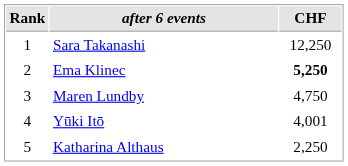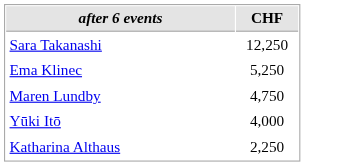- column: (27, 18)
(310, 70) bold -> (267, 70) normal
(310, 121) 4,001 -> (267, 121) 4,000
